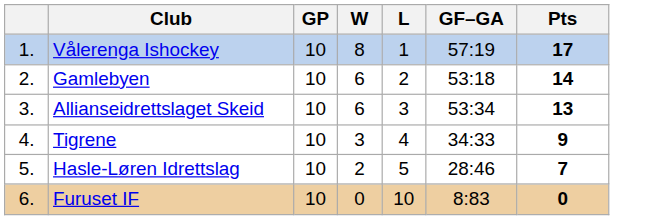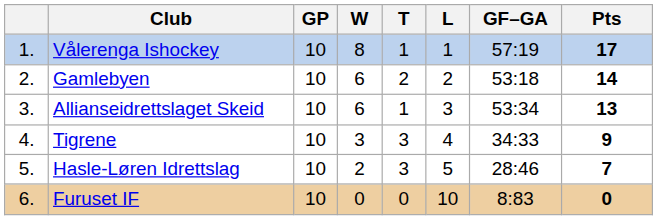+ column: (404, 19)
